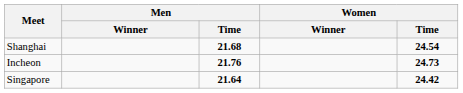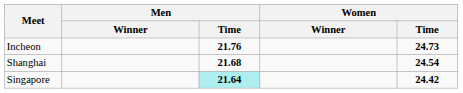rows swapped: (26, 46) <-> (24, 63)
(229, 79) no background -> (229, 79) paleturquoise background
